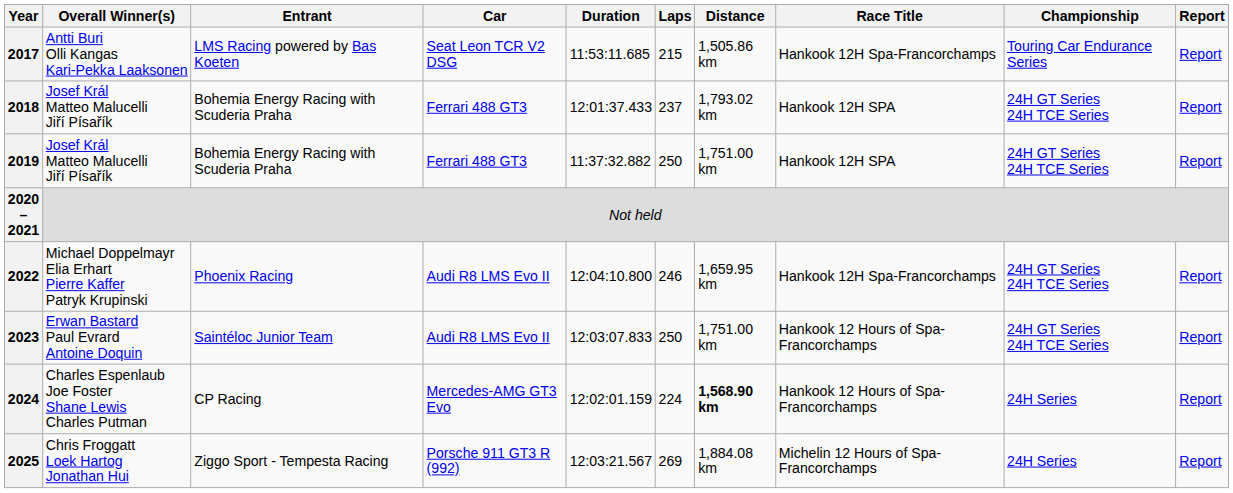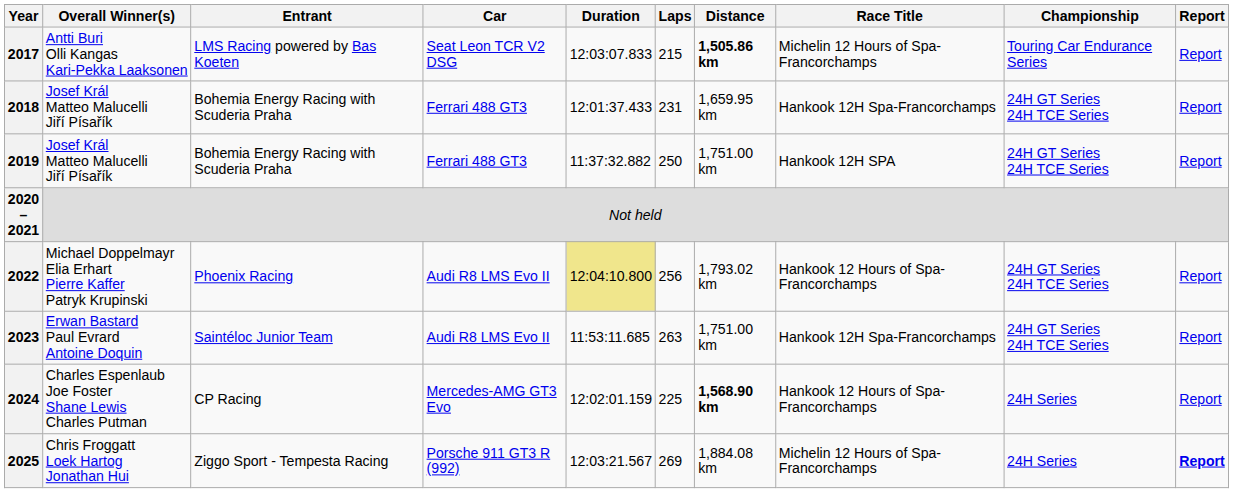(610, 54) 11:53:11.685 -> (611, 54) 12:03:07.833
(726, 54) normal -> (726, 54) bold
(887, 54) Hankook 12H Spa-Francorchamps -> (860, 54) Michelin 12 Hours of Spa-Francorchamps
(670, 108) 237 -> (670, 108) 231
(726, 108) 1,793.02 km -> (726, 108) 1,659.95 km
(837, 108) Hankook 12H SPA -> (887, 108) Hankook 12H Spa-Francorchamps
(611, 276) no background -> (611, 276) khaki background
(670, 276) 246 -> (670, 276) 256
(726, 276) 1,659.95 km -> (726, 276) 1,793.02 km
(887, 276) Hankook 12H Spa-Francorchamps -> (862, 276) Hankook 12 Hours of Spa-Francorchamps
(611, 338) 12:03:07.833 -> (610, 338) 11:53:11.685
(670, 338) 250 -> (670, 338) 263
(862, 338) Hankook 12 Hours of Spa-Francorchamps -> (887, 338) Hankook 12H Spa-Francorchamps
(670, 399) 224 -> (670, 399) 225
(1201, 461) normal -> (1202, 461) bold
